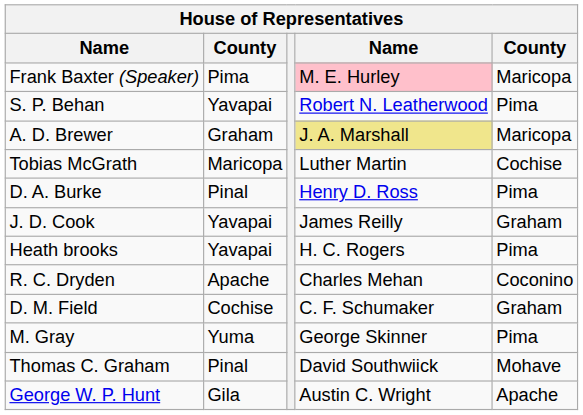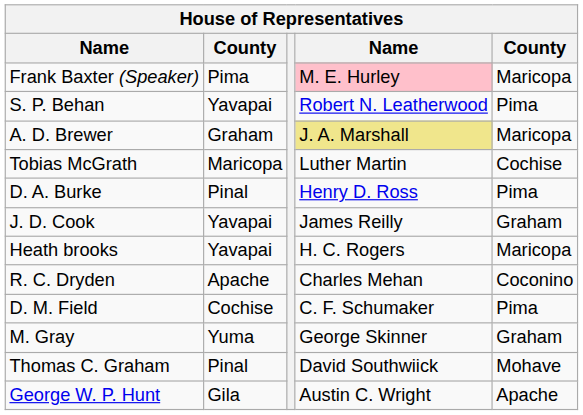(517, 250) Pima -> (534, 250) Maricopa
(529, 308) Graham -> (517, 308) Pima
(517, 337) Pima -> (529, 337) Graham
